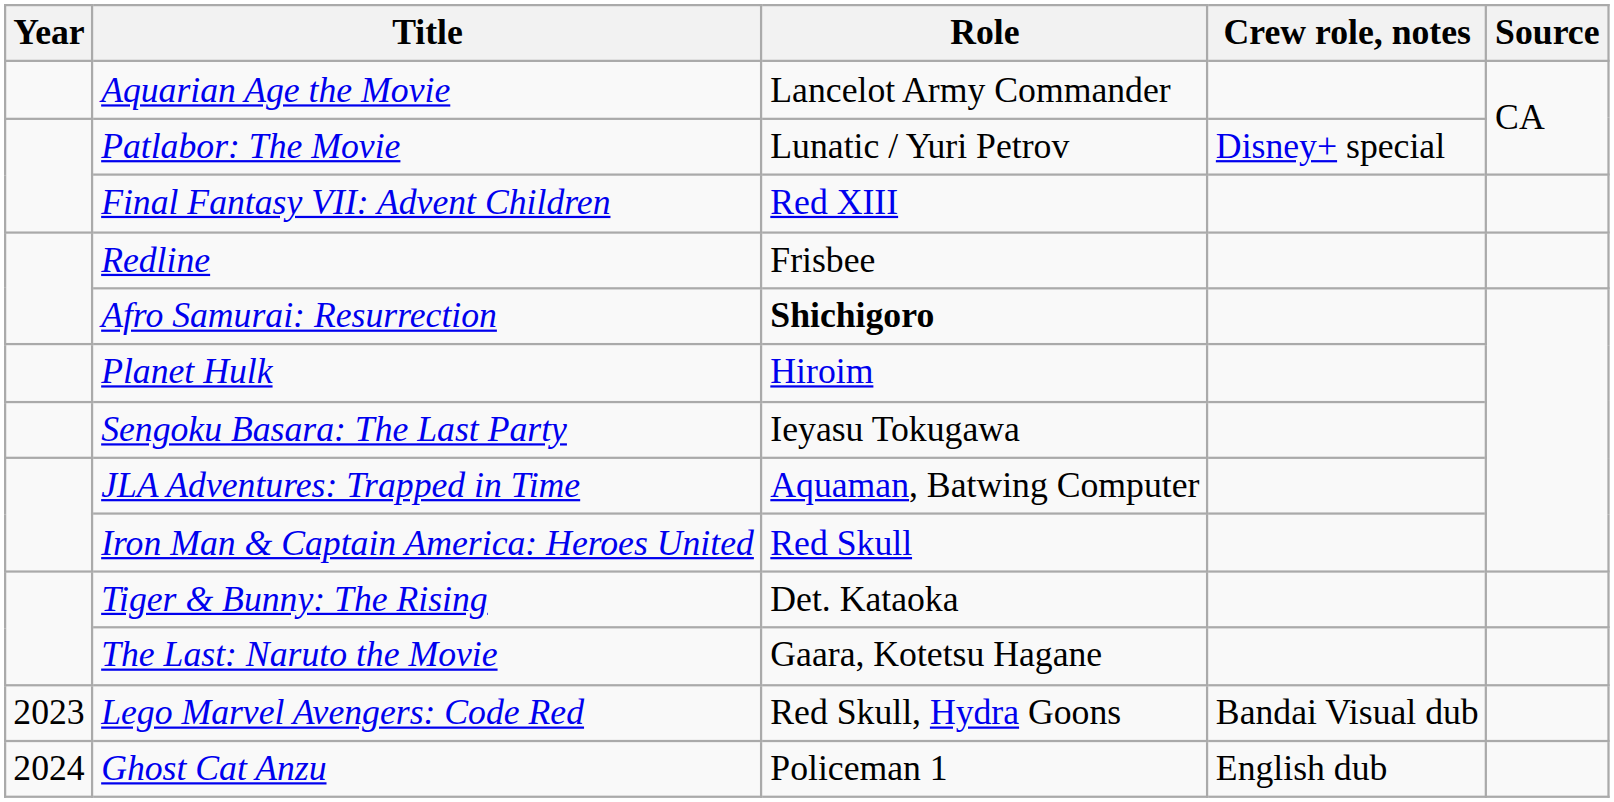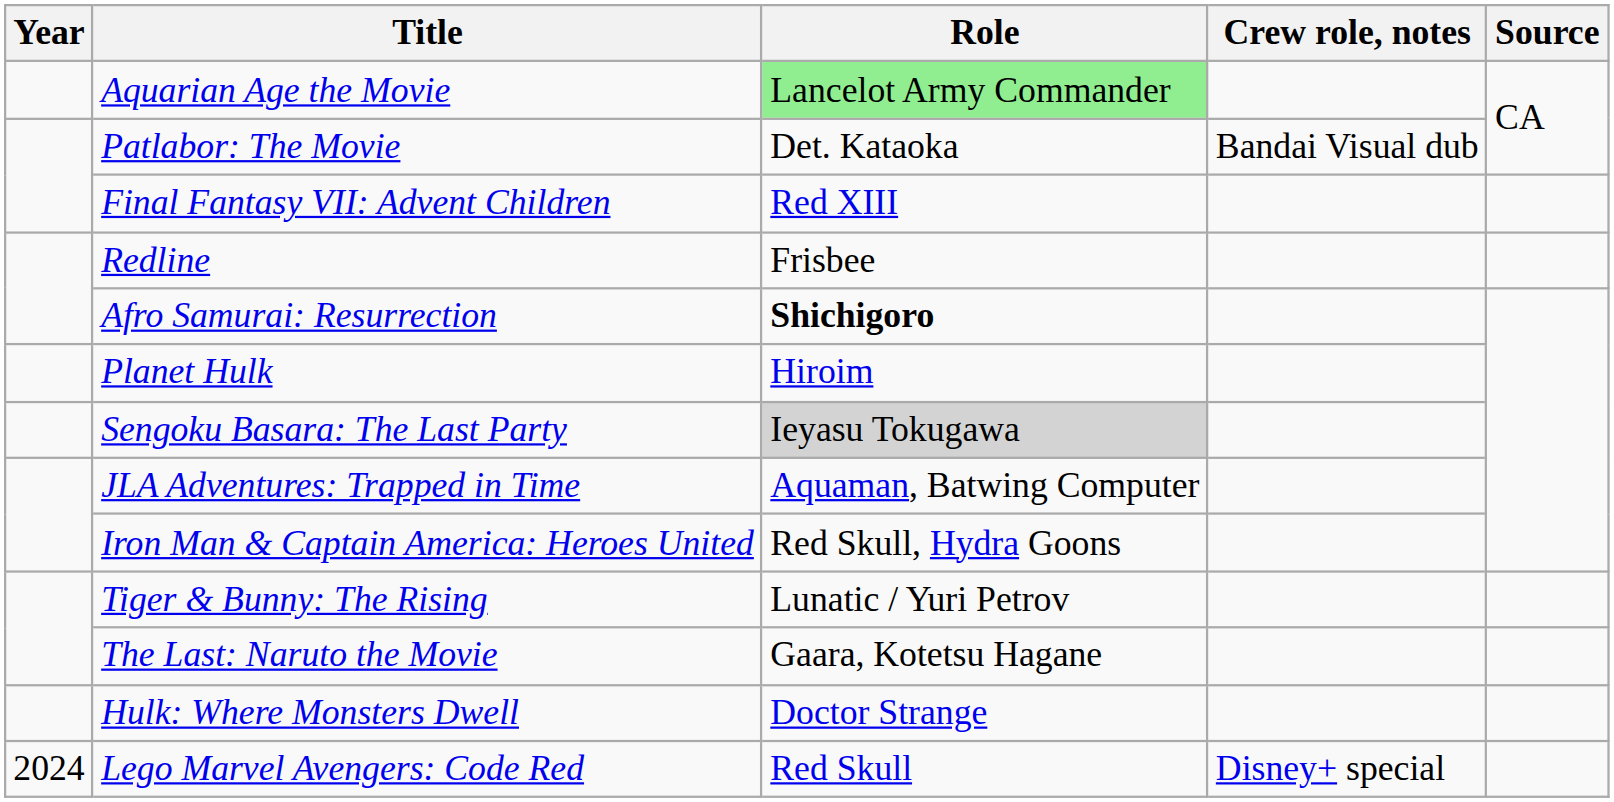(970, 89) no background -> (970, 89) lightgreen background
(920, 145) Lunatic / Yuri Petrov -> (864, 145) Det. Kataoka
(1330, 145) Disney+ special -> (1347, 145) Bandai Visual dub
(895, 428) no background -> (895, 428) lightgrey background
(841, 542) Red Skull -> (946, 542) Red Skull, Hydra Goons
(864, 598) Det. Kataoka -> (920, 598) Lunatic / Yuri Petrov
+ row: (310, 711)
(49, 711) 2023 -> (49, 768) 2024
(946, 711) Red Skull, Hydra Goons -> (841, 768) Red Skull
(1347, 711) Bandai Visual dub -> (1330, 768) Disney+ special
- row: (214, 768)
